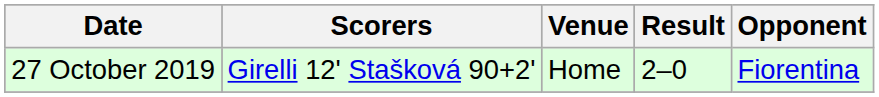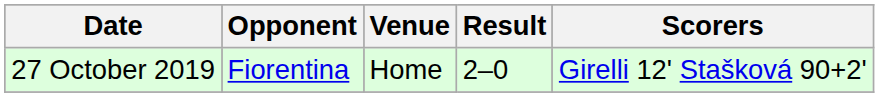columns swapped: (802, 26) <-> (382, 26)
